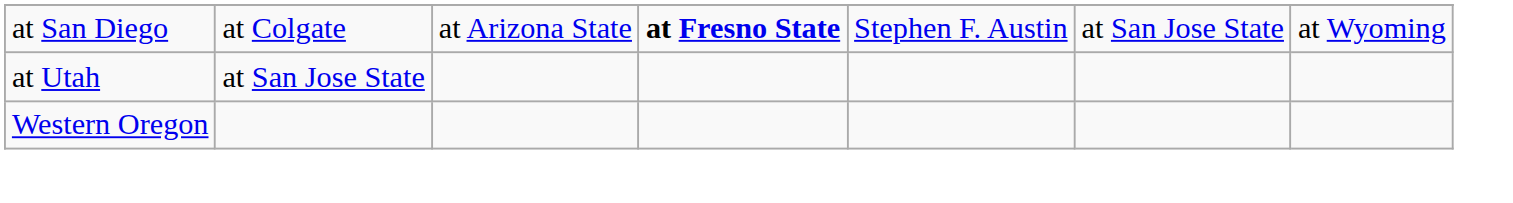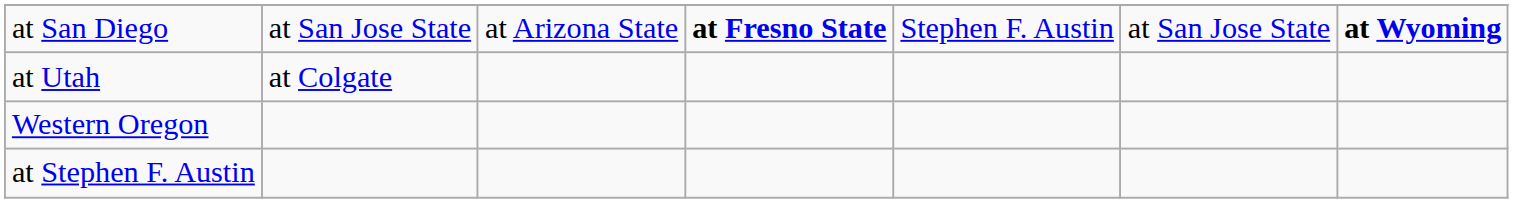(284, 28) at Colgate -> (370, 28) at San Jose State
(1372, 28) normal -> (1423, 28) bold
(324, 76) at San Jose State -> (330, 76) at Colgate
+ row: (133, 172)
